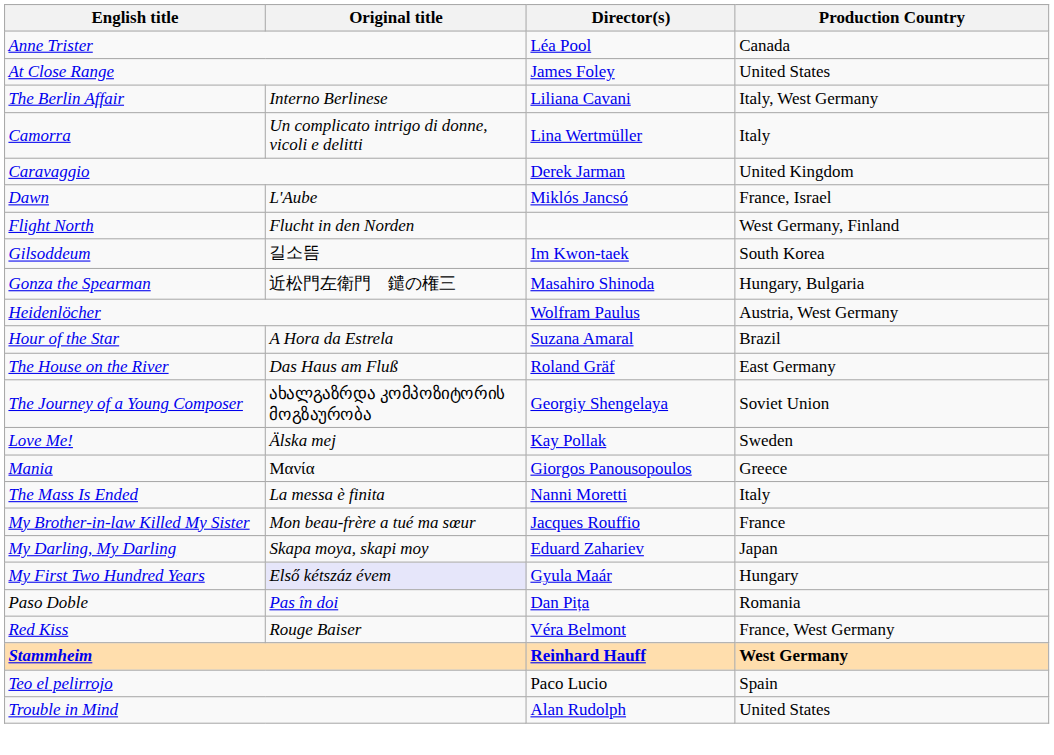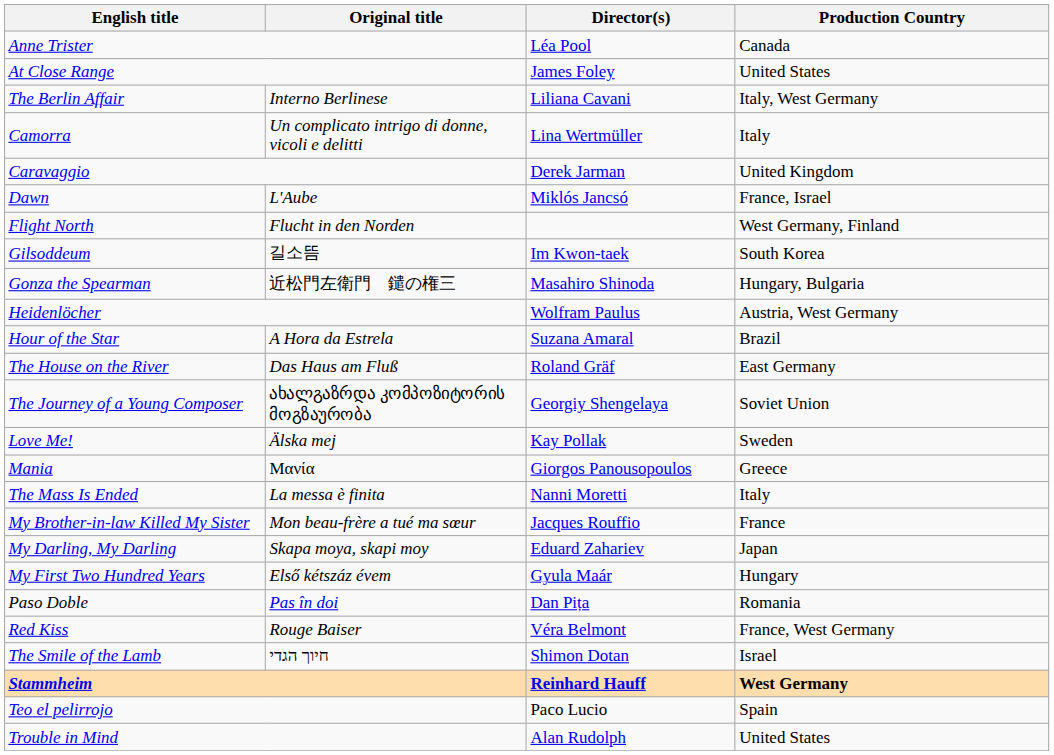(330, 575) lavender background -> (330, 575) no background
+ row: (85, 656)
